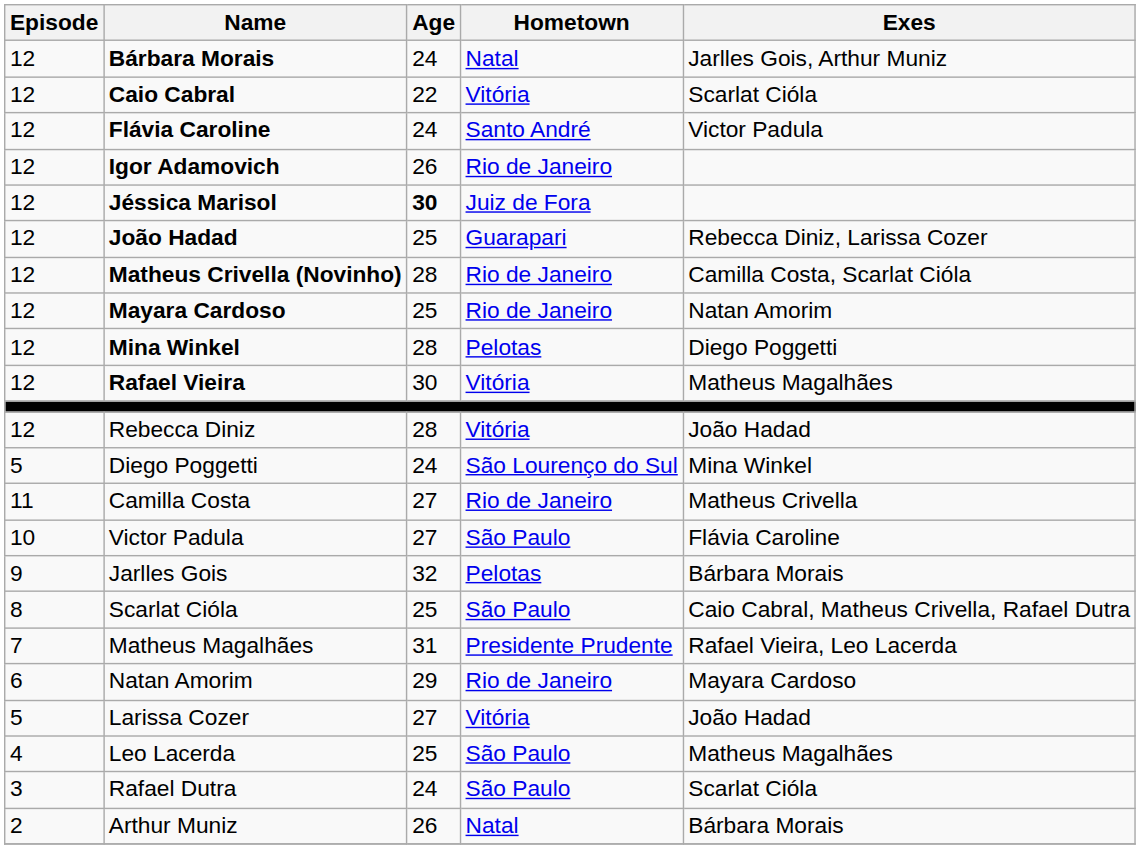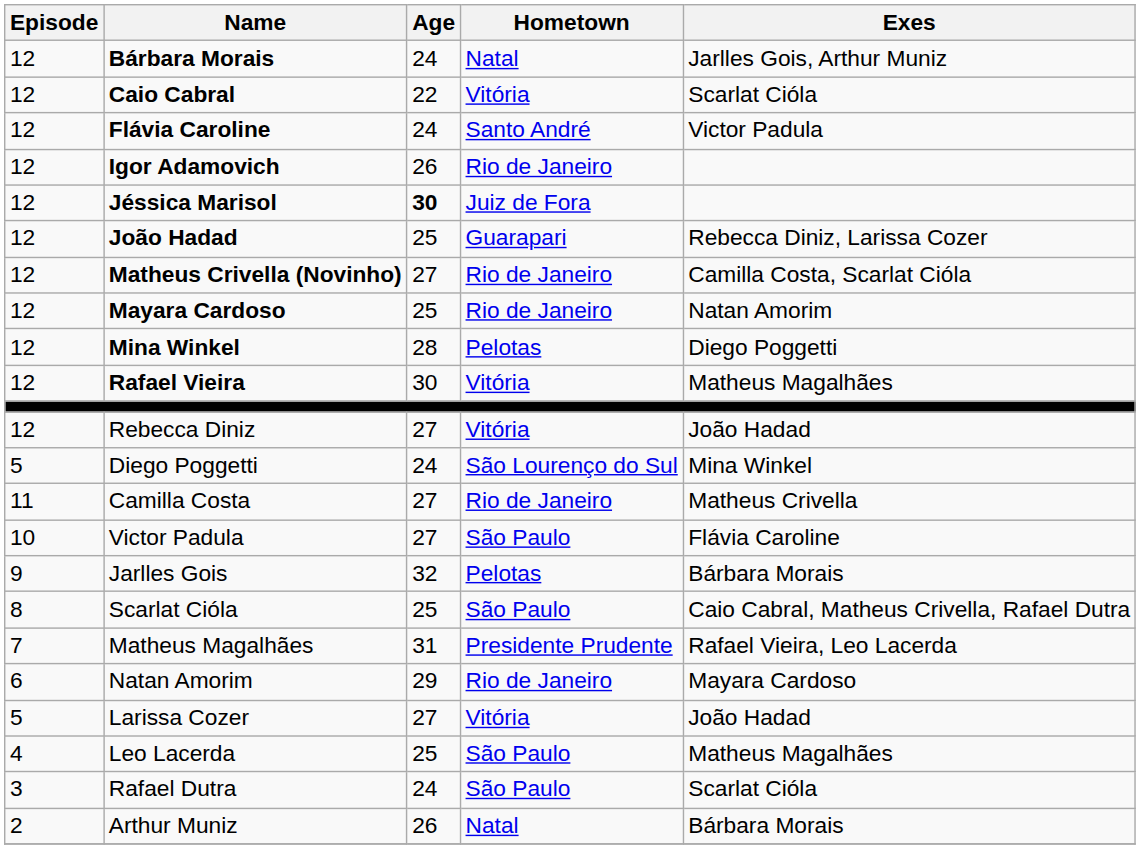(425, 274) 28 -> (425, 274) 27
(425, 429) 28 -> (425, 429) 27
